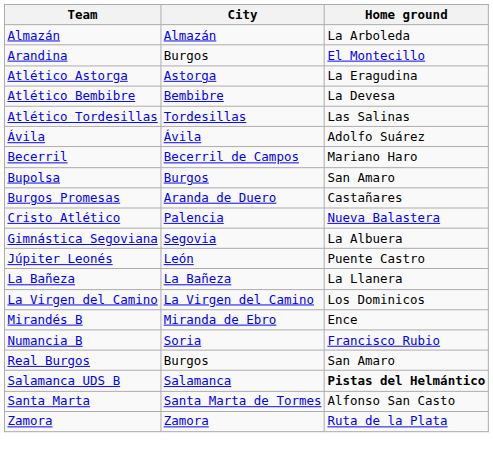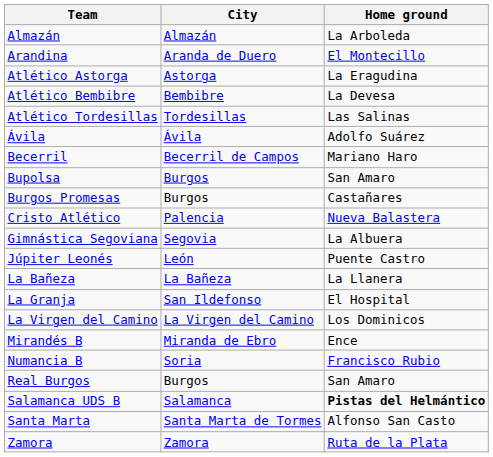(186, 55) Burgos -> (220, 55) Aranda de Duero
(220, 198) Aranda de Duero -> (186, 198) Burgos
+ row: (41, 299)
